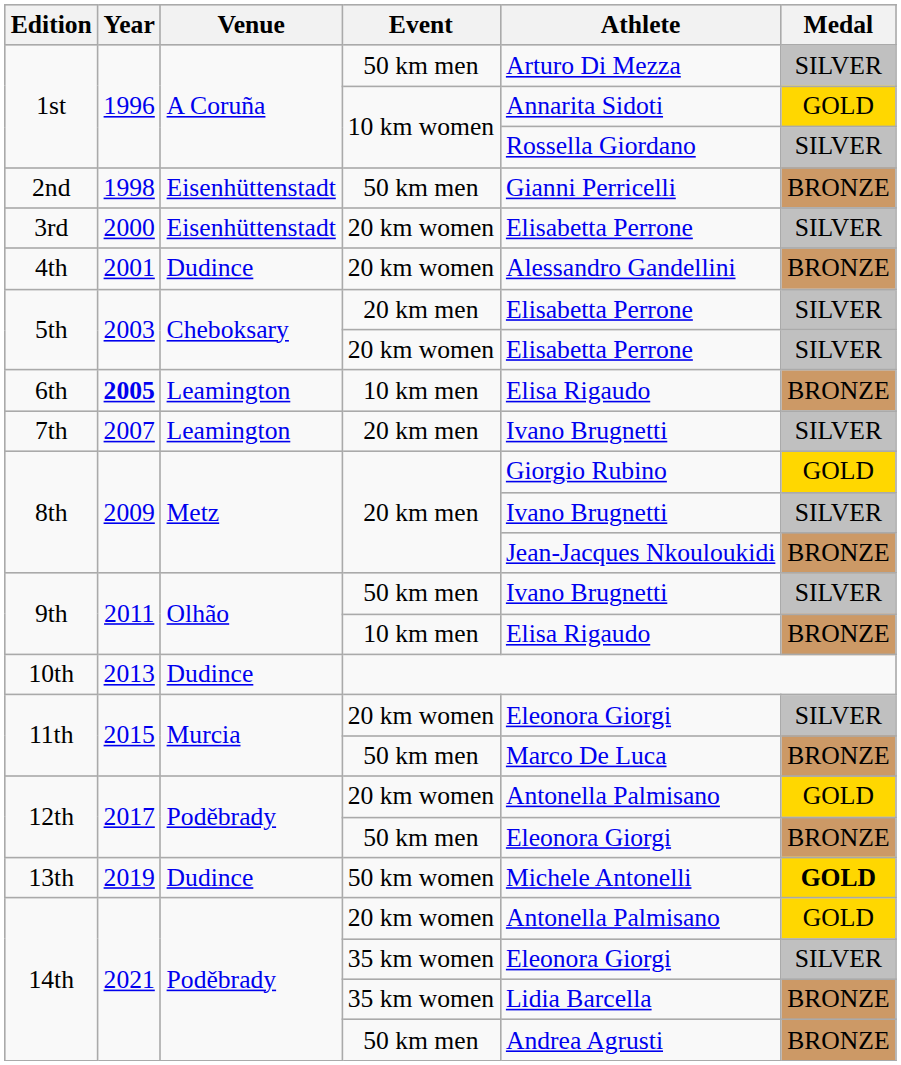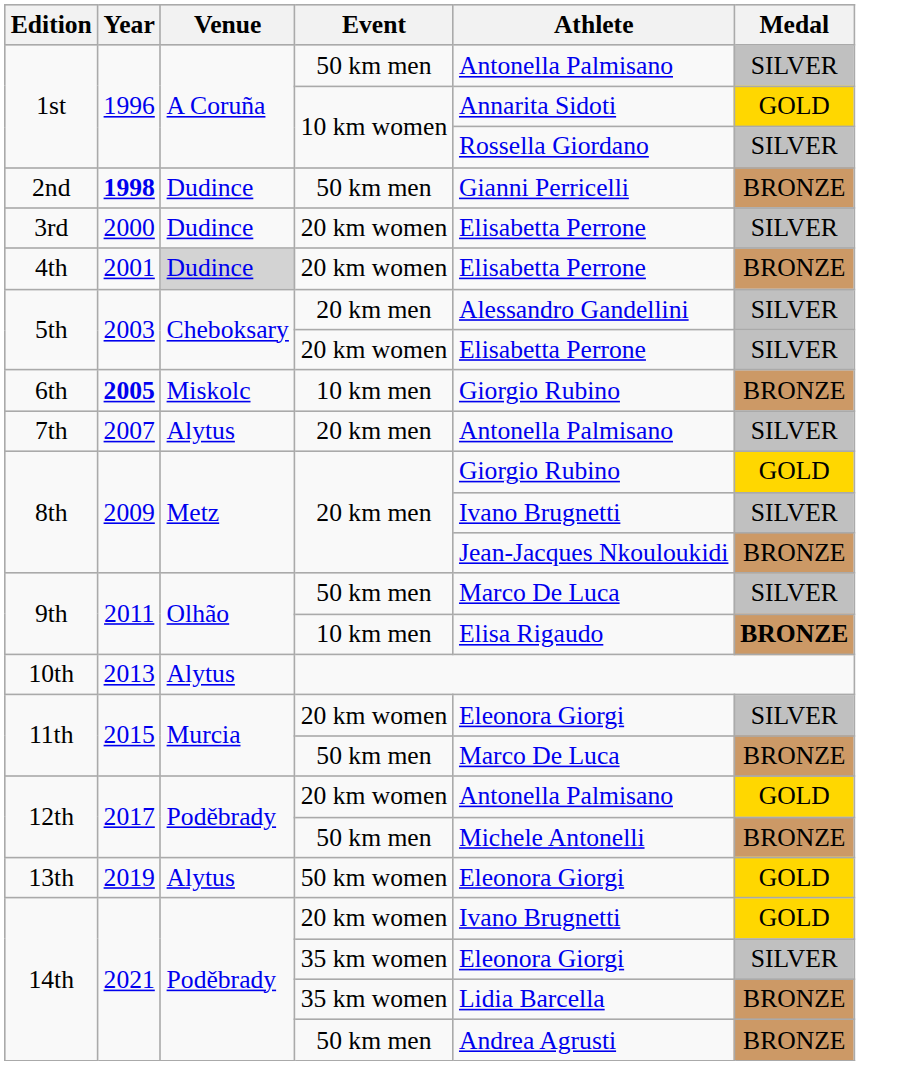(593, 65) Arturo Di Mezza -> (566, 65) Antonella Palmisano
(129, 187) normal -> (129, 187) bold
(251, 187) Eisenhüttenstadt -> (210, 187) Dudince
(251, 227) Eisenhüttenstadt -> (210, 227) Dudince
(210, 268) no background -> (210, 268) lightgrey background
(621, 268) Alessandro Gandellini -> (552, 268) Elisabetta Perrone
(599, 308) Elisabetta Perrone -> (574, 308) Alessandro Gandellini
(228, 390) Leamington -> (209, 390) Miskolc
(578, 390) Elisa Rigaudo -> (539, 390) Giorgio Rubino
(228, 430) Leamington -> (201, 430) Alytus
(587, 430) Ivano Brugnetti -> (566, 430) Antonella Palmisano
(587, 593) Ivano Brugnetti -> (539, 593) Marco De Luca
(838, 633) normal -> (794, 633) bold
(210, 674) Dudince -> (201, 674) Alytus
(588, 836) Eleonora Giorgi -> (552, 836) Michele Antonelli
(210, 877) Dudince -> (201, 877) Alytus
(599, 877) Michele Antonelli -> (542, 877) Eleonora Giorgi
(838, 877) bold -> (794, 877) normal
(613, 918) Antonella Palmisano -> (540, 918) Ivano Brugnetti
